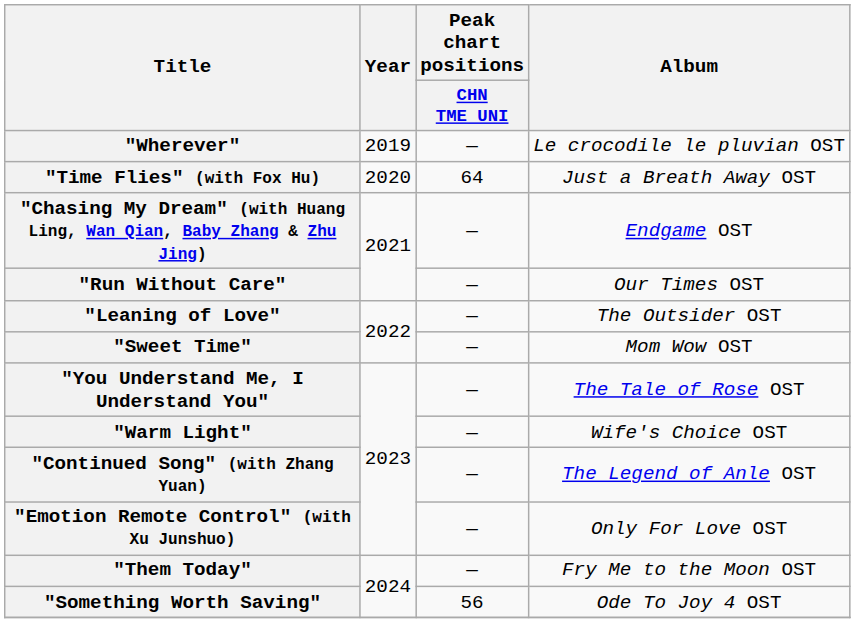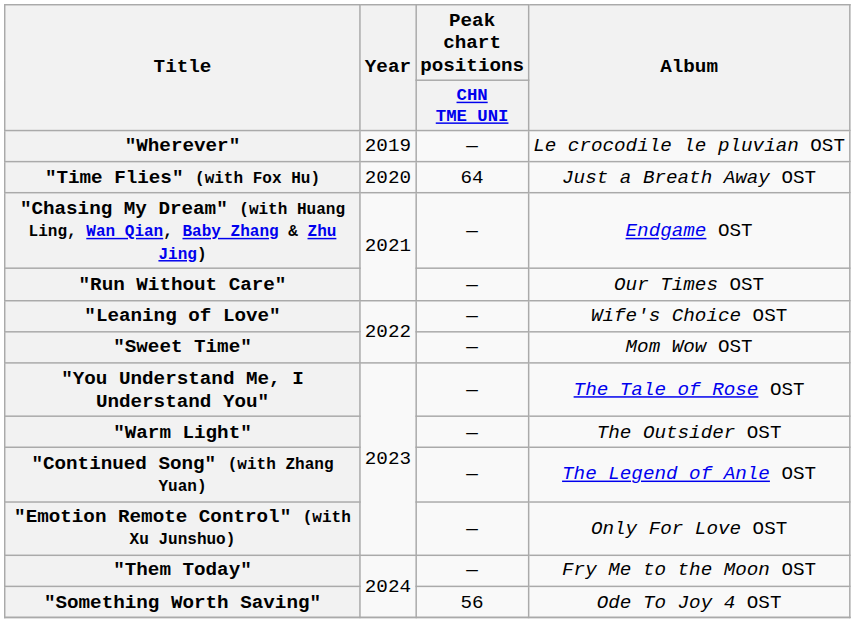(689, 316) The Outsider OST -> (689, 316) Wife's Choice OST
(689, 432) Wife's Choice OST -> (689, 432) The Outsider OST
